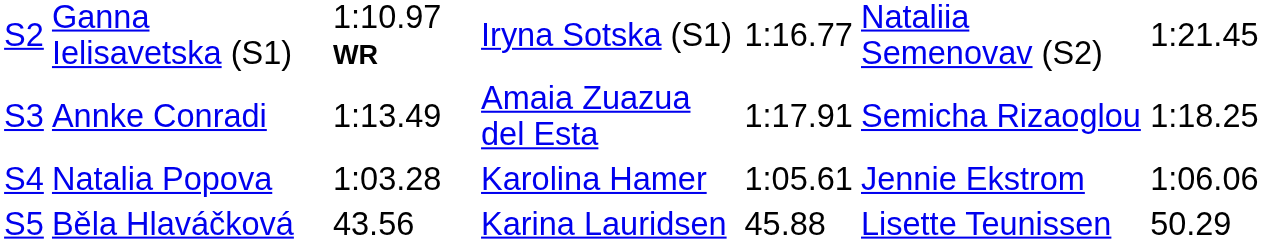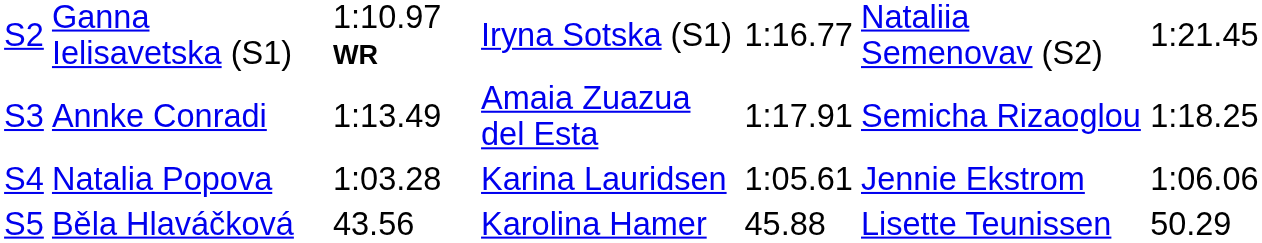(594, 179) Karolina Hamer -> (604, 179) Karina Lauridsen
(604, 223) Karina Lauridsen -> (594, 223) Karolina Hamer
